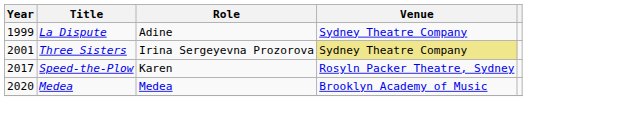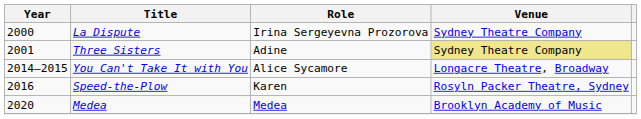(21, 32) 1999 -> (21, 32) 2000
(156, 32) Adine -> (341, 32) Irina Sergeyevna Prozorova
(226, 50) Irina Sergeyevna Prozorova -> (270, 50) Adine
+ row: (161, 68)
(21, 68) 2017 -> (21, 86) 2016
